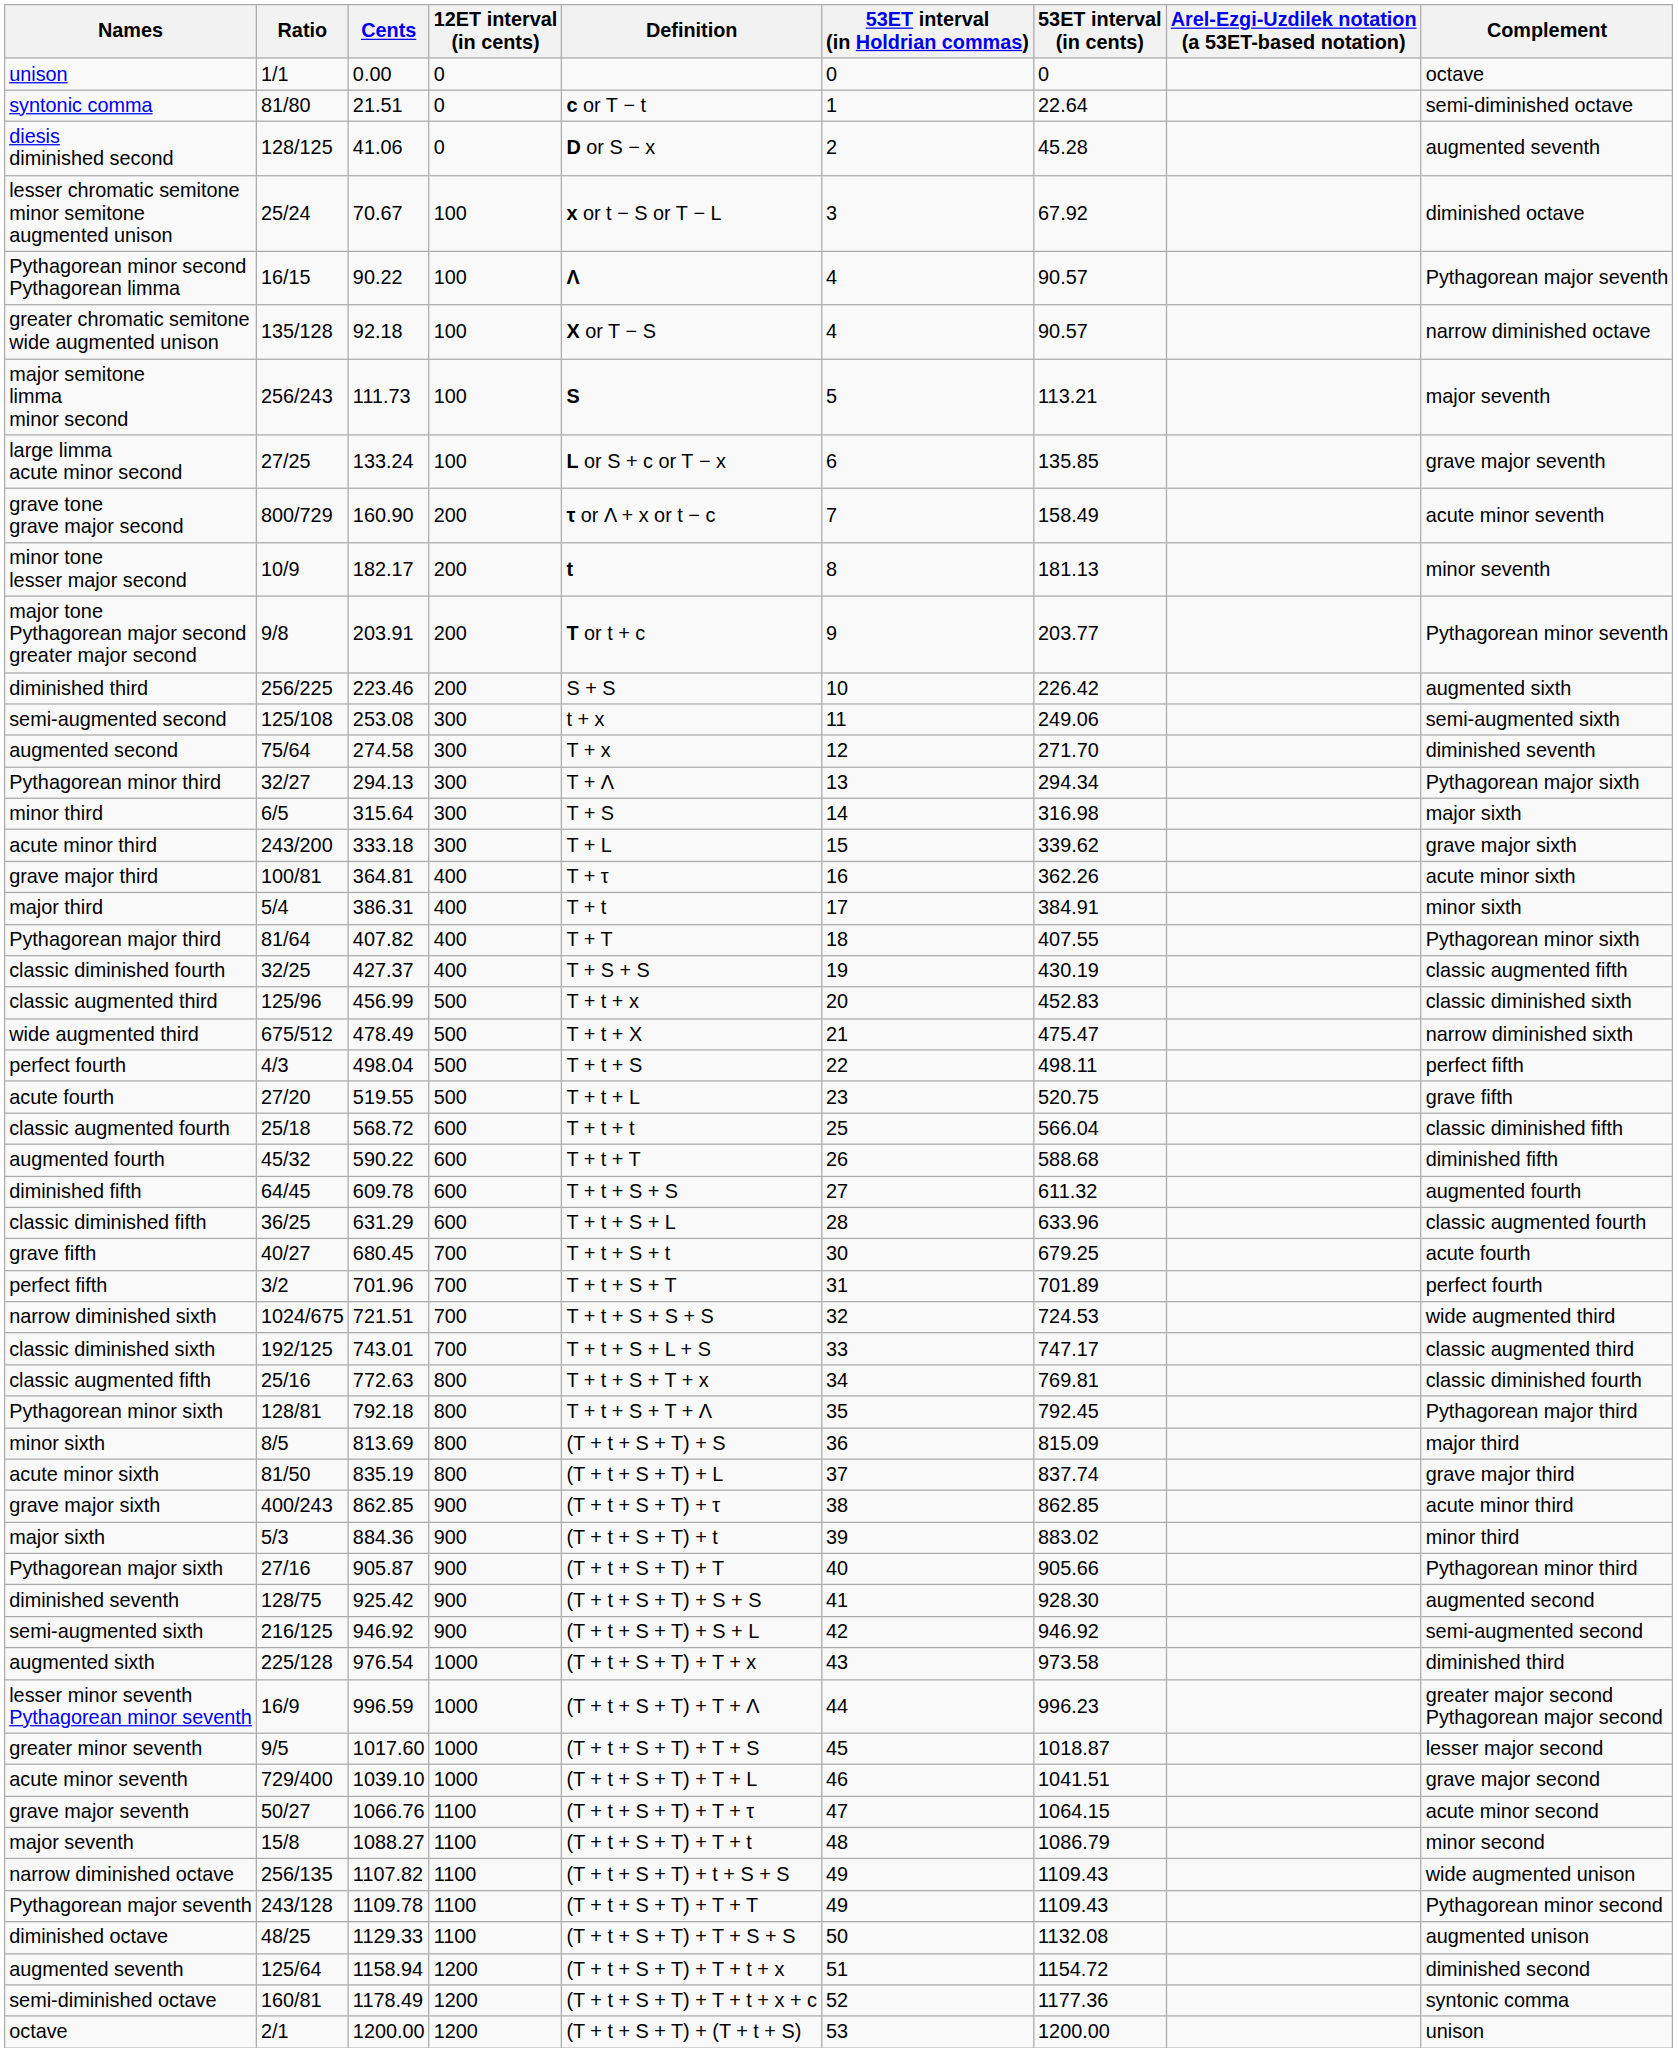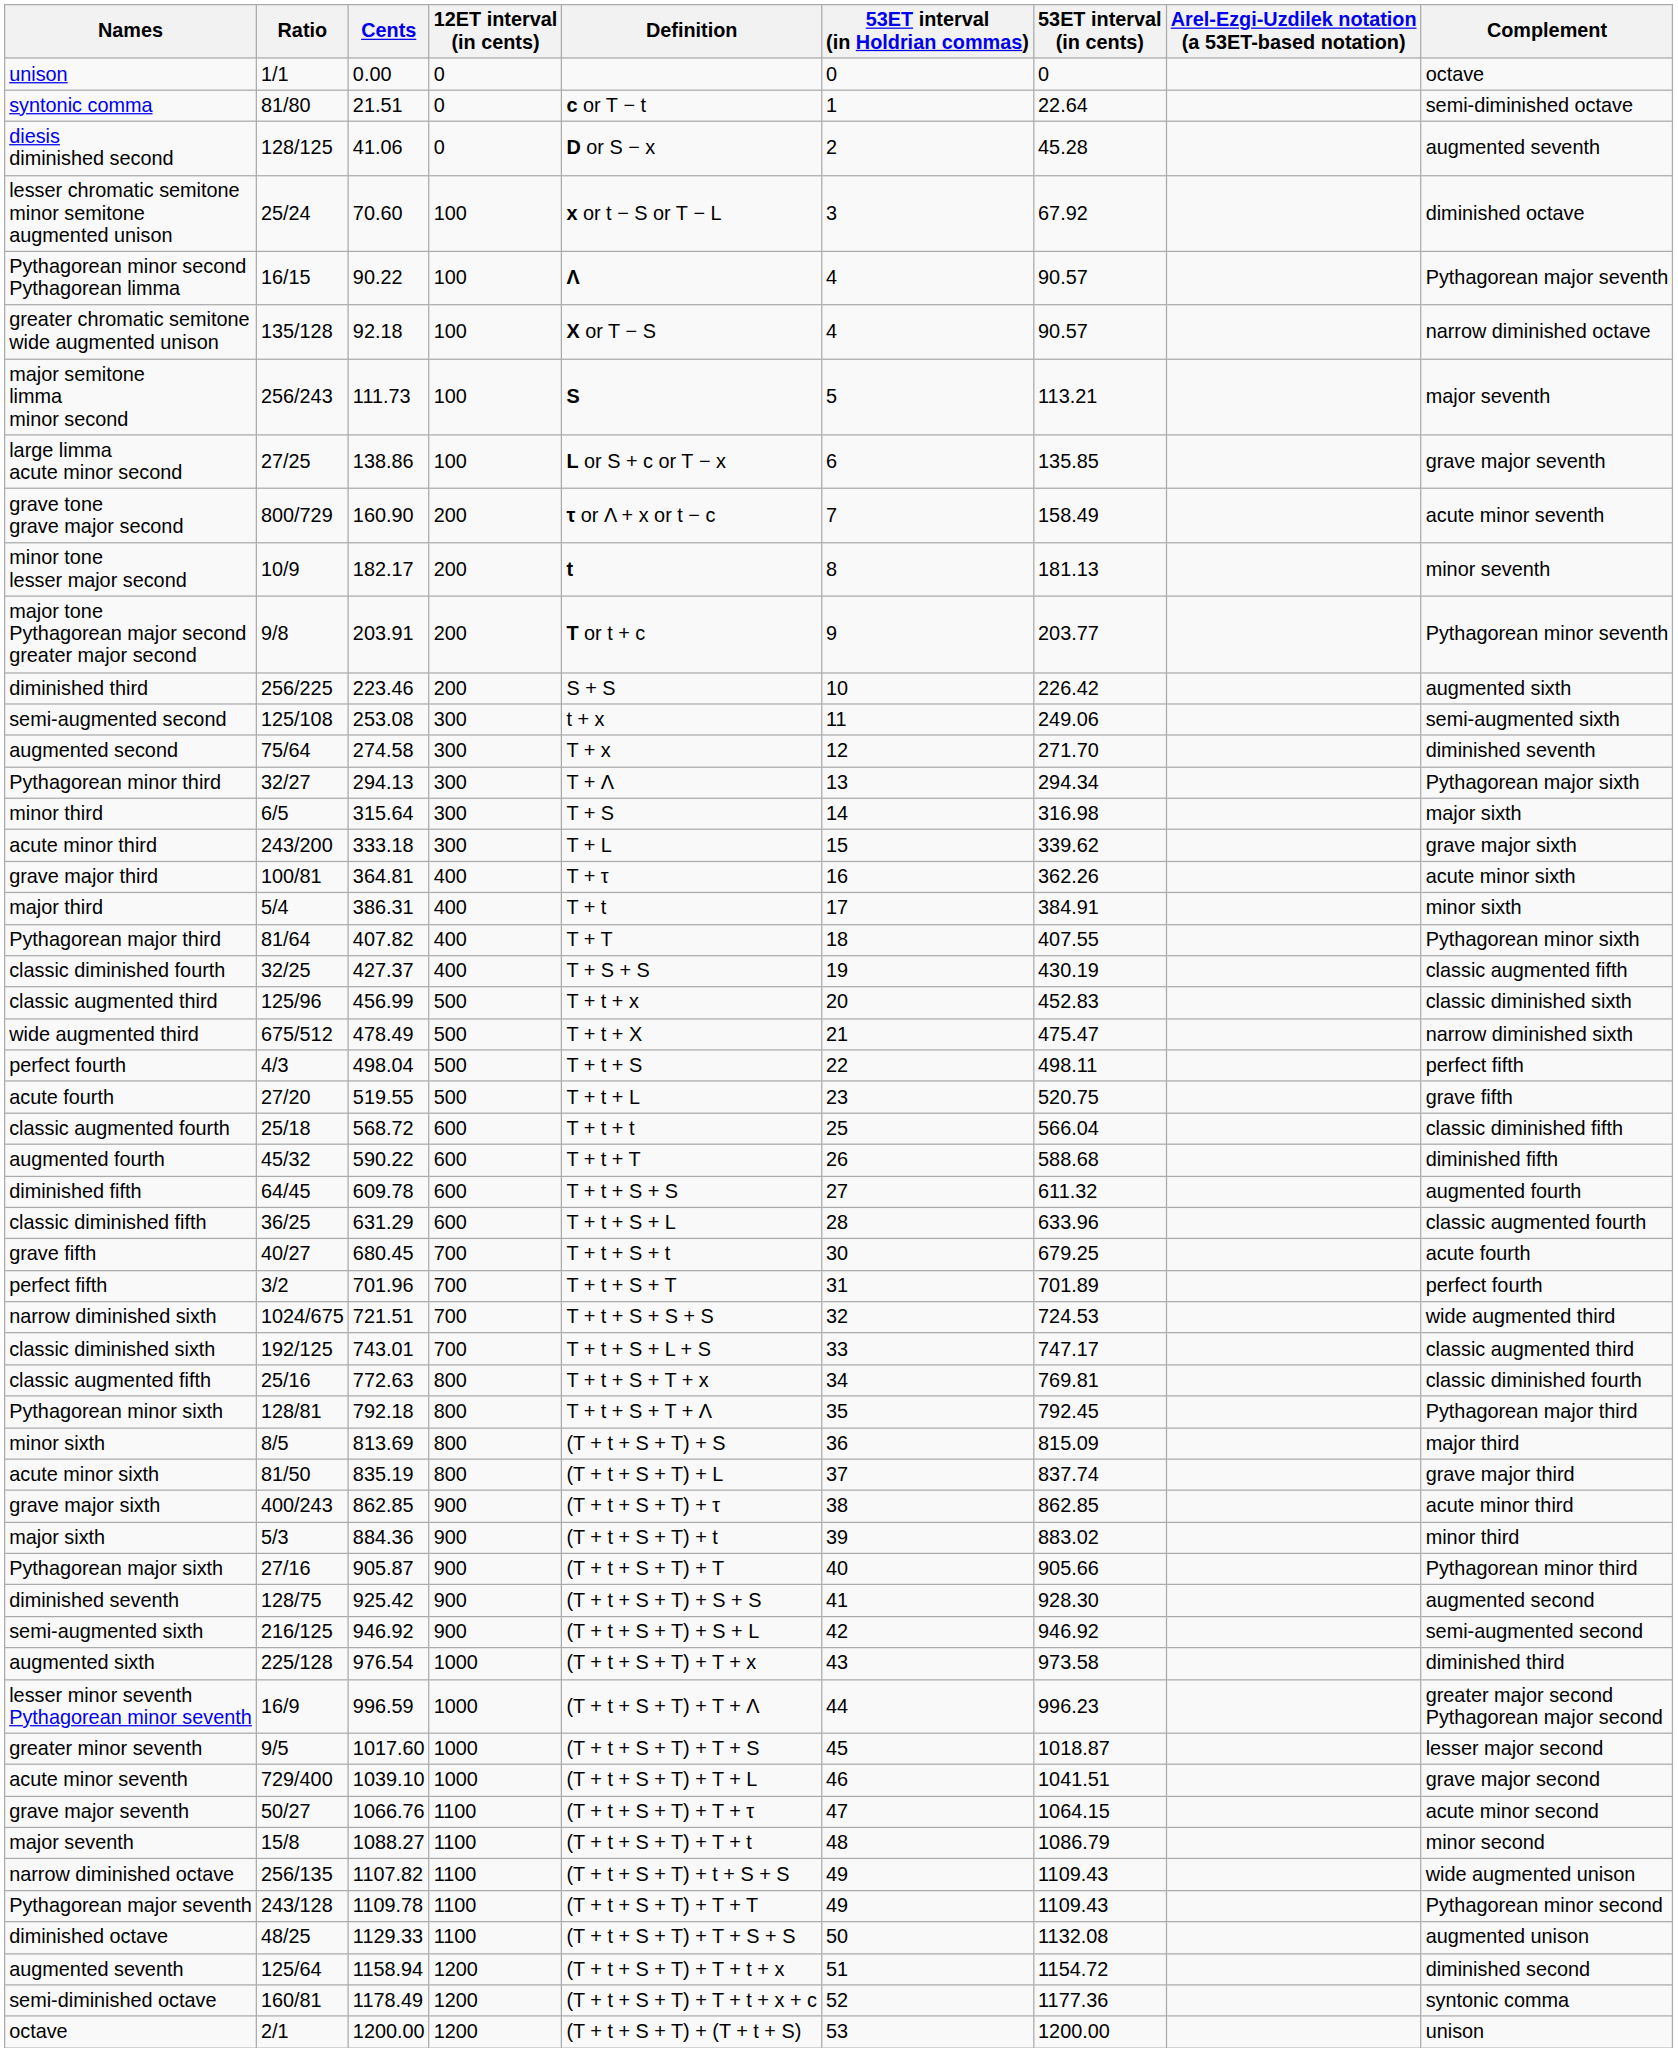(378, 213) 70.67 -> (378, 213) 70.60
(383, 461) 133.24 -> (383, 461) 138.86
